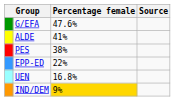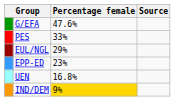- row: (25, 37)
(60, 50) 38% -> (60, 37) 33%
+ row: (32, 50)
(60, 63) 22% -> (60, 63) 23%
